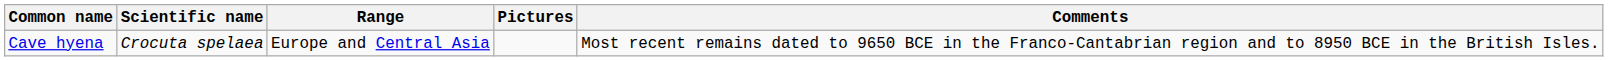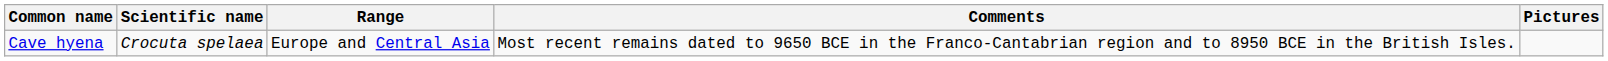columns swapped: (1090, 18) <-> (536, 18)
